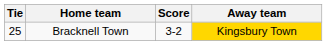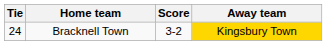(15, 31) 25 -> (15, 31) 24
